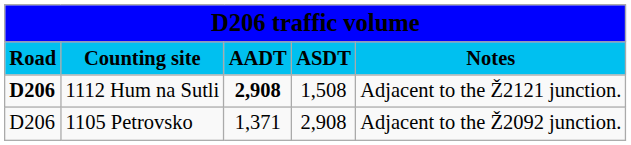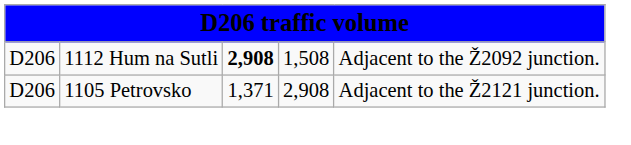- row: (142, 58)
(32, 90) bold -> (32, 58) normal
(491, 90) Adjacent to the Ž2121 junction. -> (469, 58) Adjacent to the Ž2092 junction.
(491, 123) Adjacent to the Ž2092 junction. -> (469, 90) Adjacent to the Ž2121 junction.
